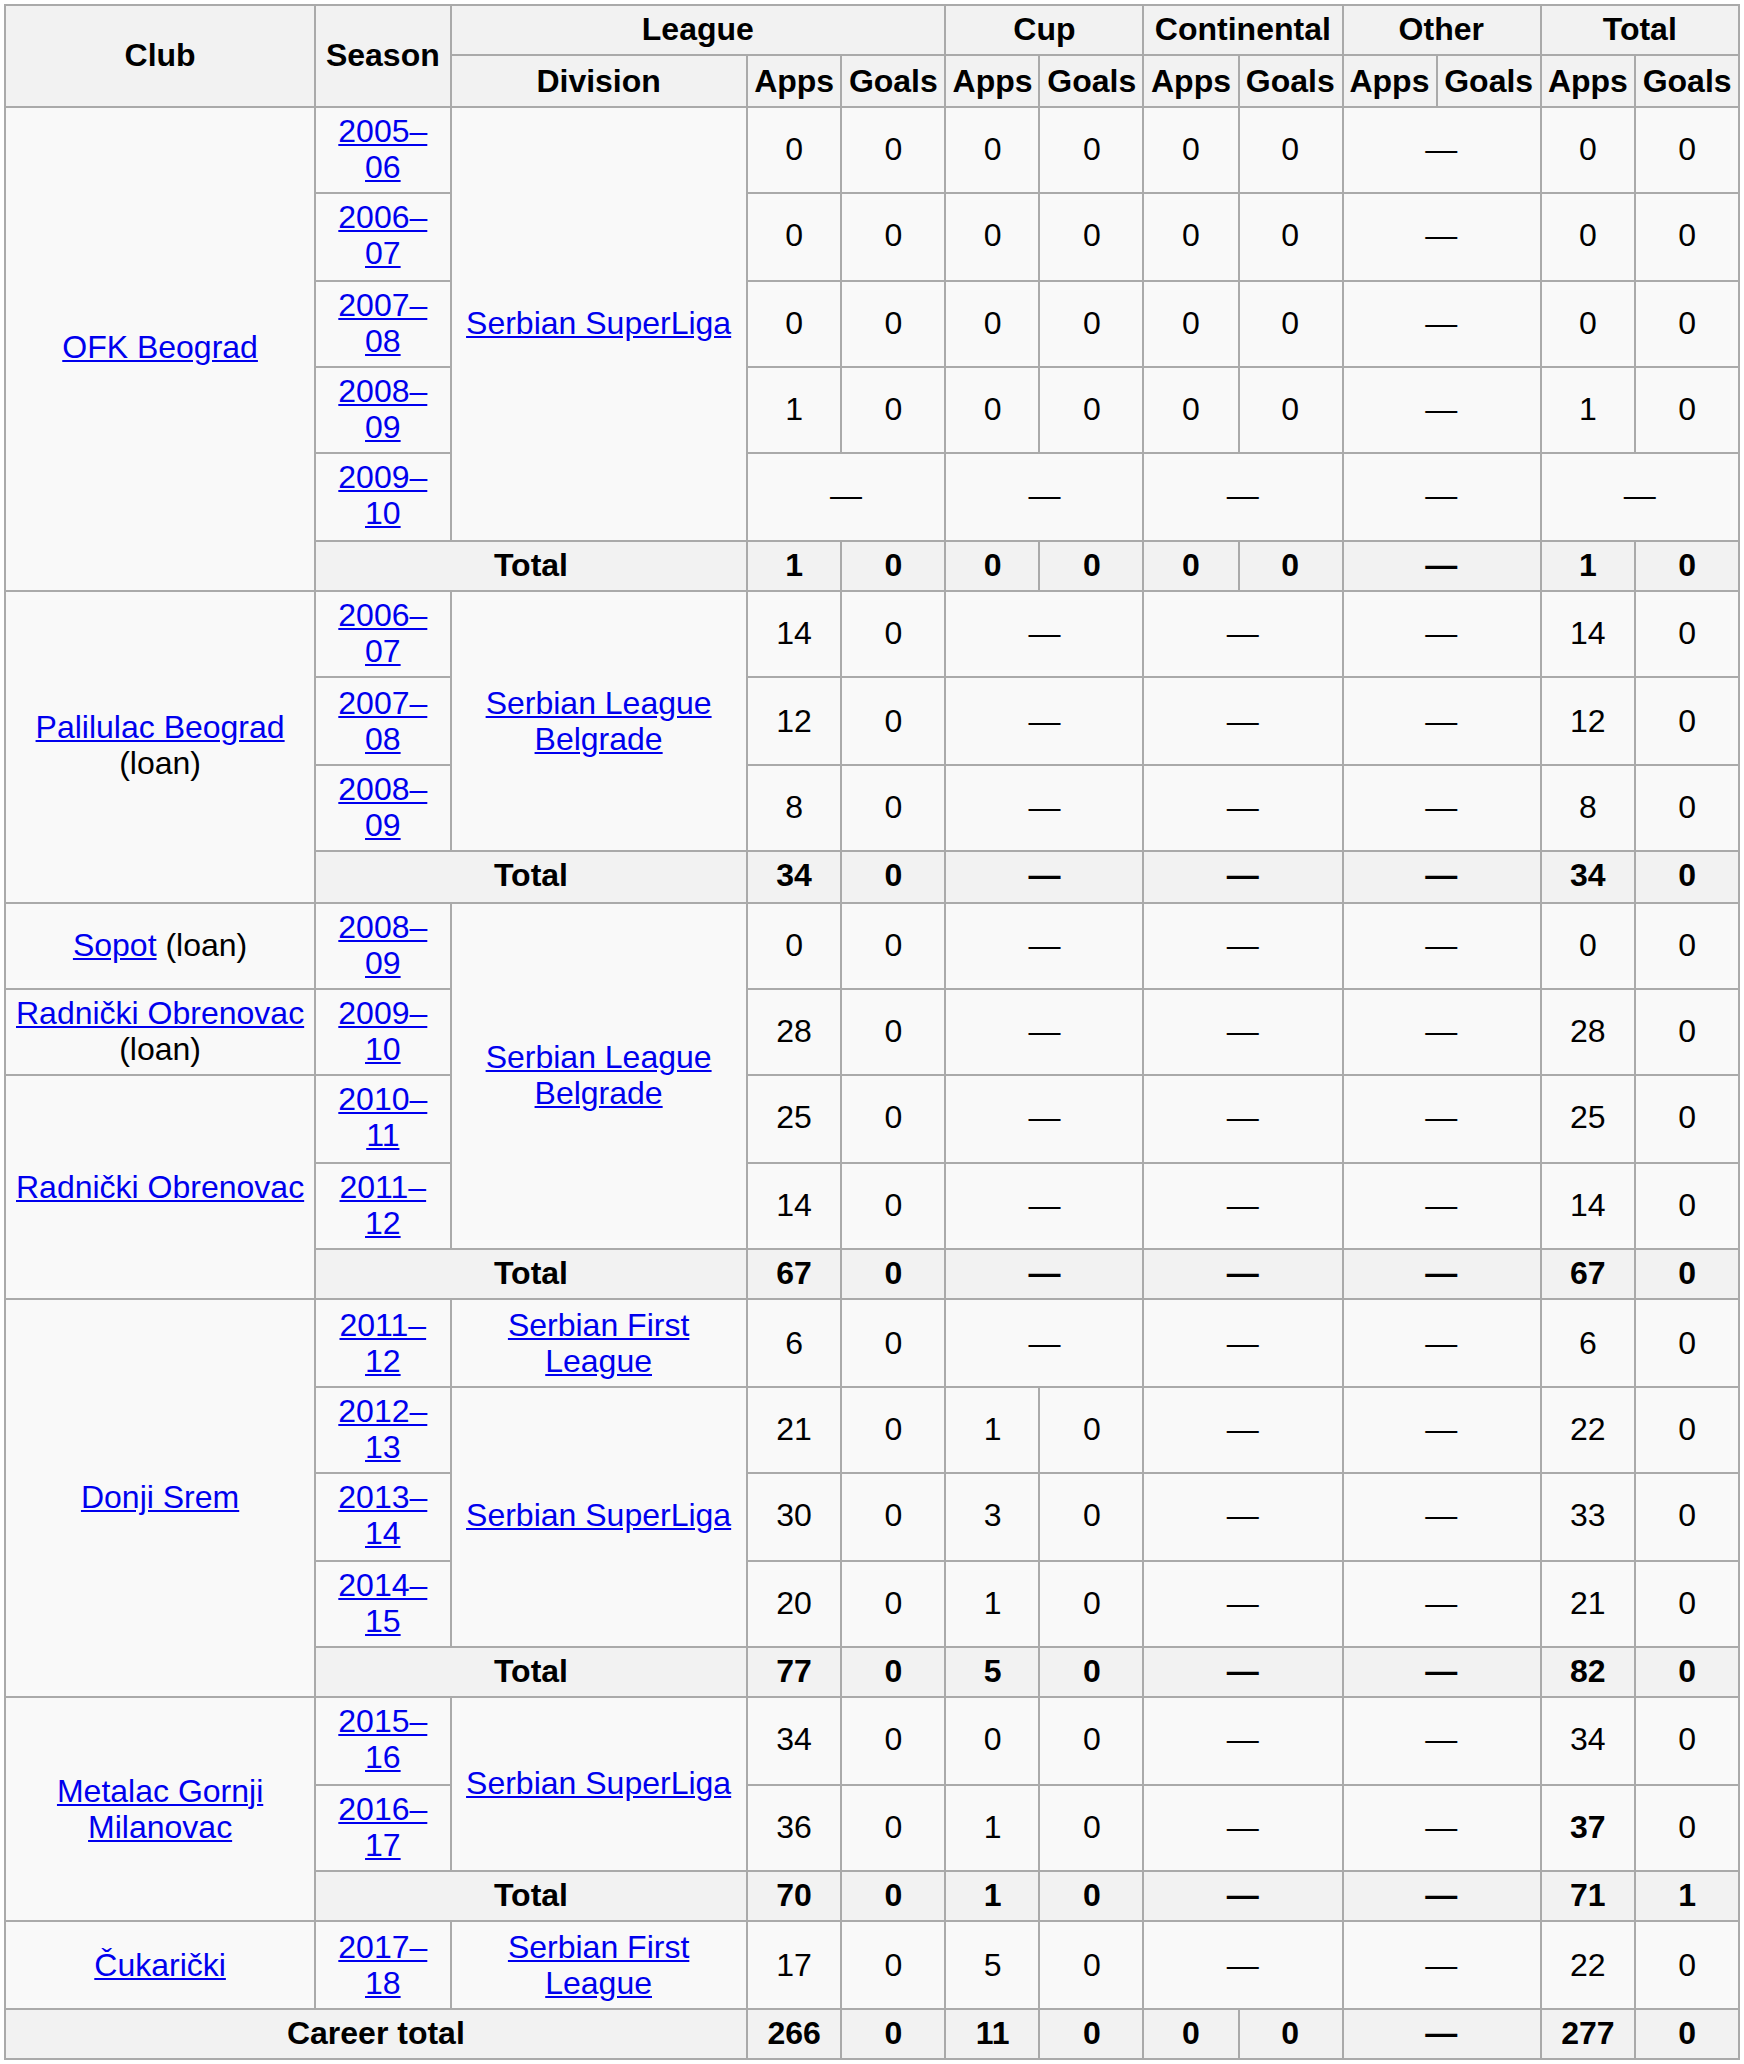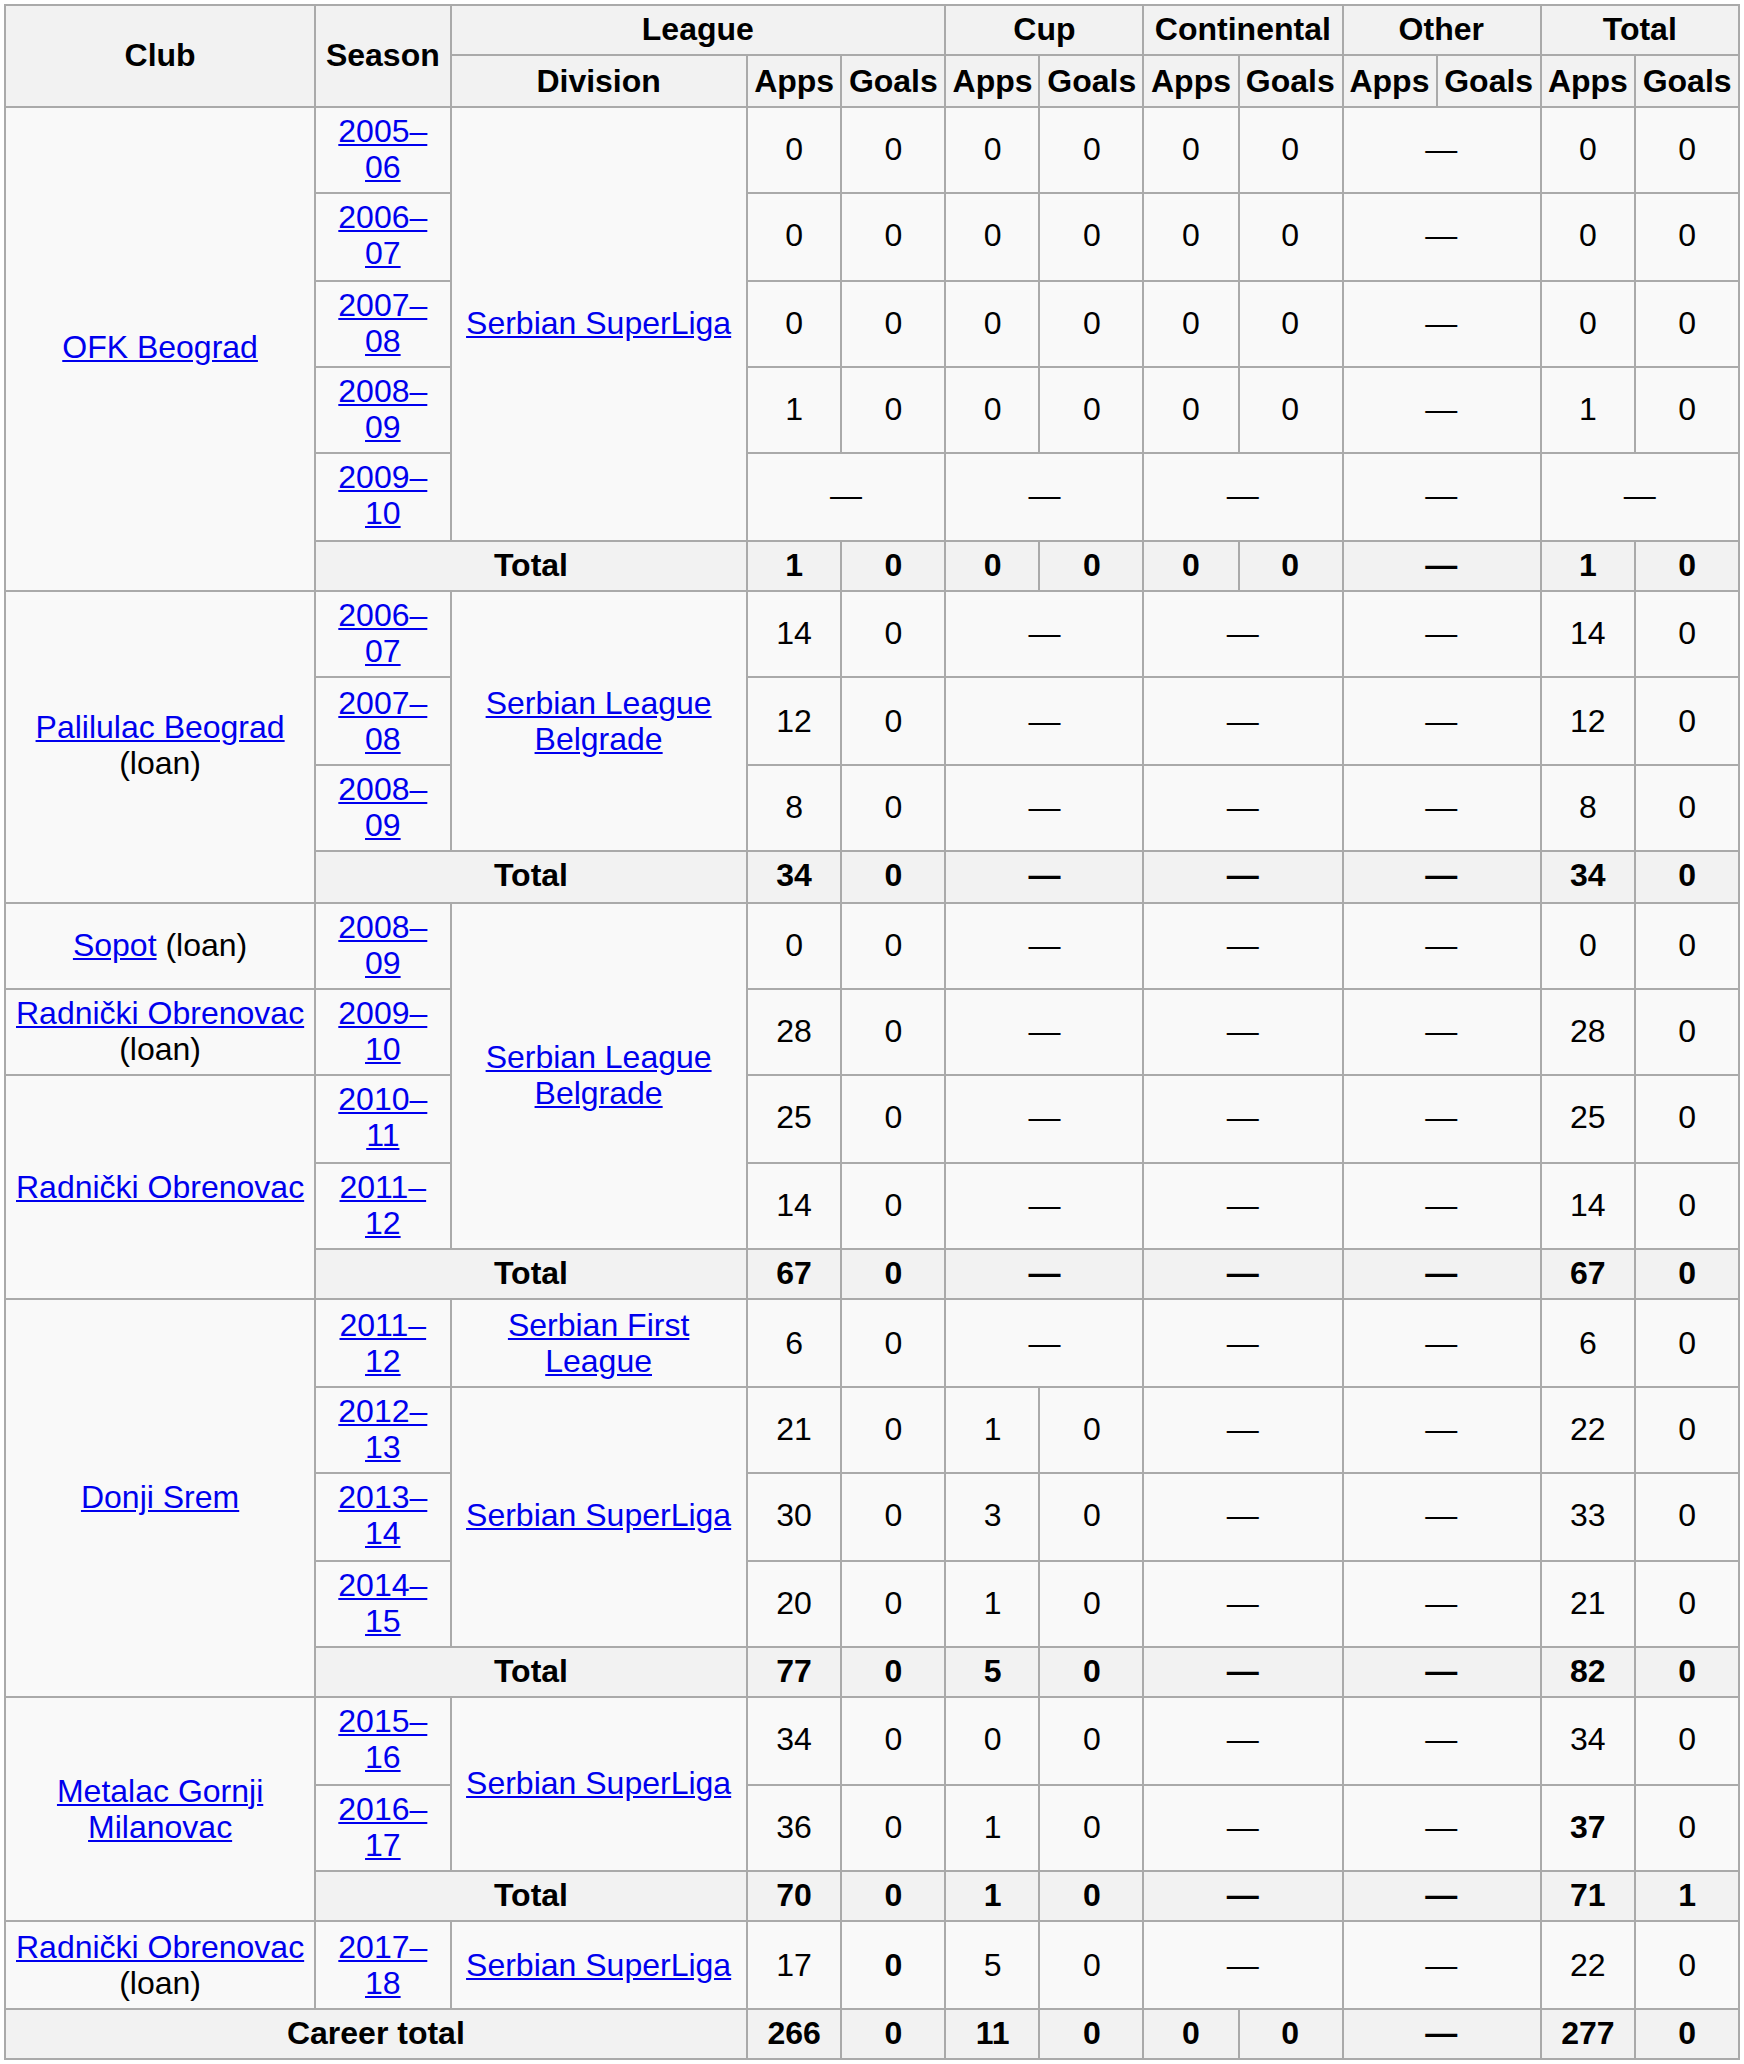(160, 1964) Čukarički -> (160, 1964) Radnički Obrenovac (loan)
(599, 1964) Serbian First League -> (599, 1964) Serbian SuperLiga
(893, 1964) normal -> (893, 1964) bold
